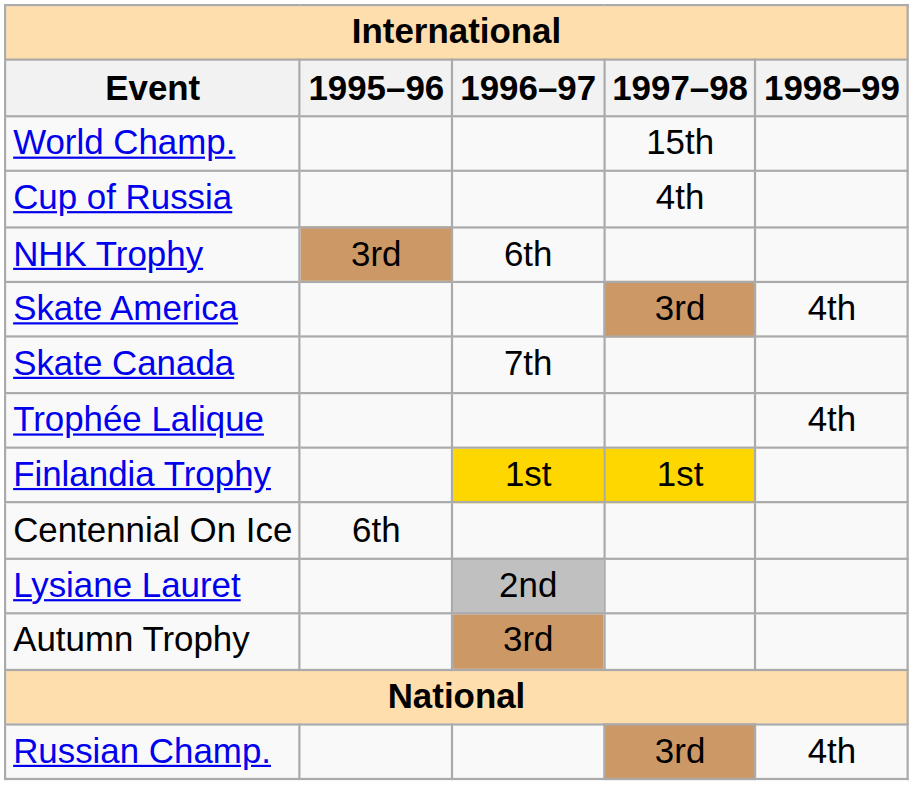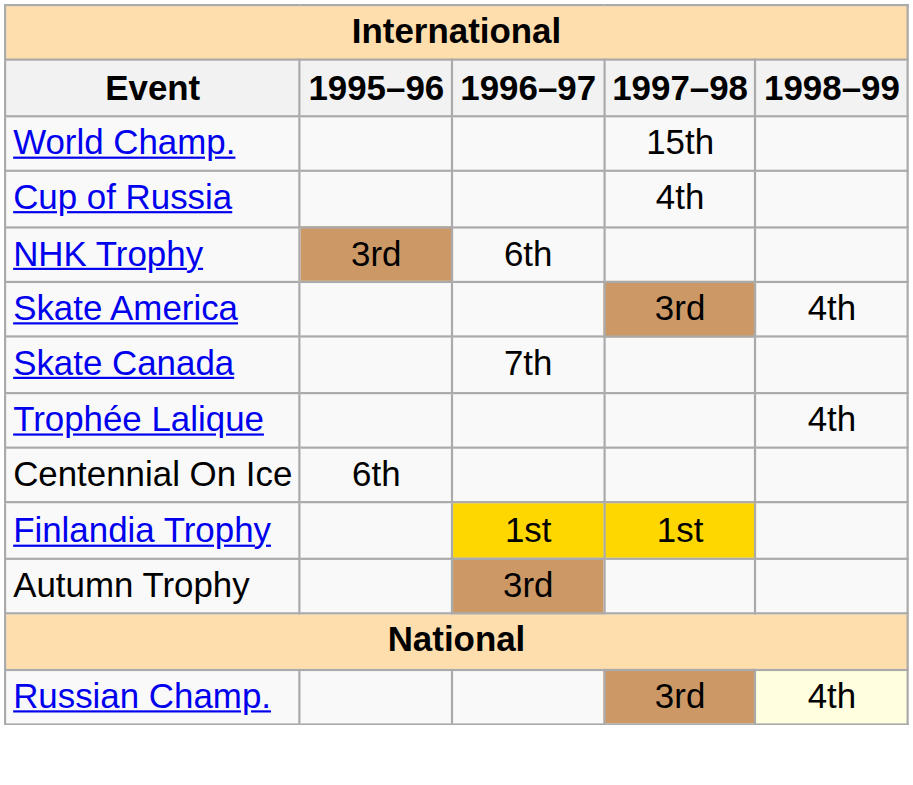rows swapped: (142, 474) <-> (153, 530)
- row: (127, 585)
(832, 751) no background -> (832, 695) lightyellow background
